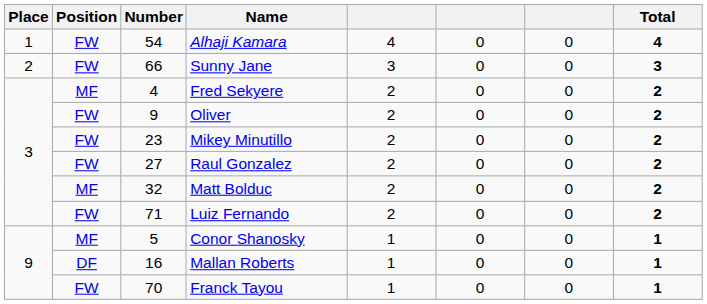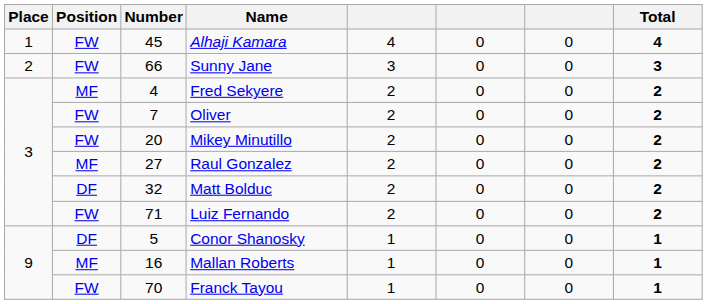(154, 42) 54 -> (154, 42) 45
(154, 115) 9 -> (154, 115) 7
(154, 140) 23 -> (154, 140) 20
(87, 164) FW -> (87, 164) MF
(87, 189) MF -> (87, 189) DF
(87, 238) MF -> (87, 238) DF
(87, 262) DF -> (87, 262) MF
